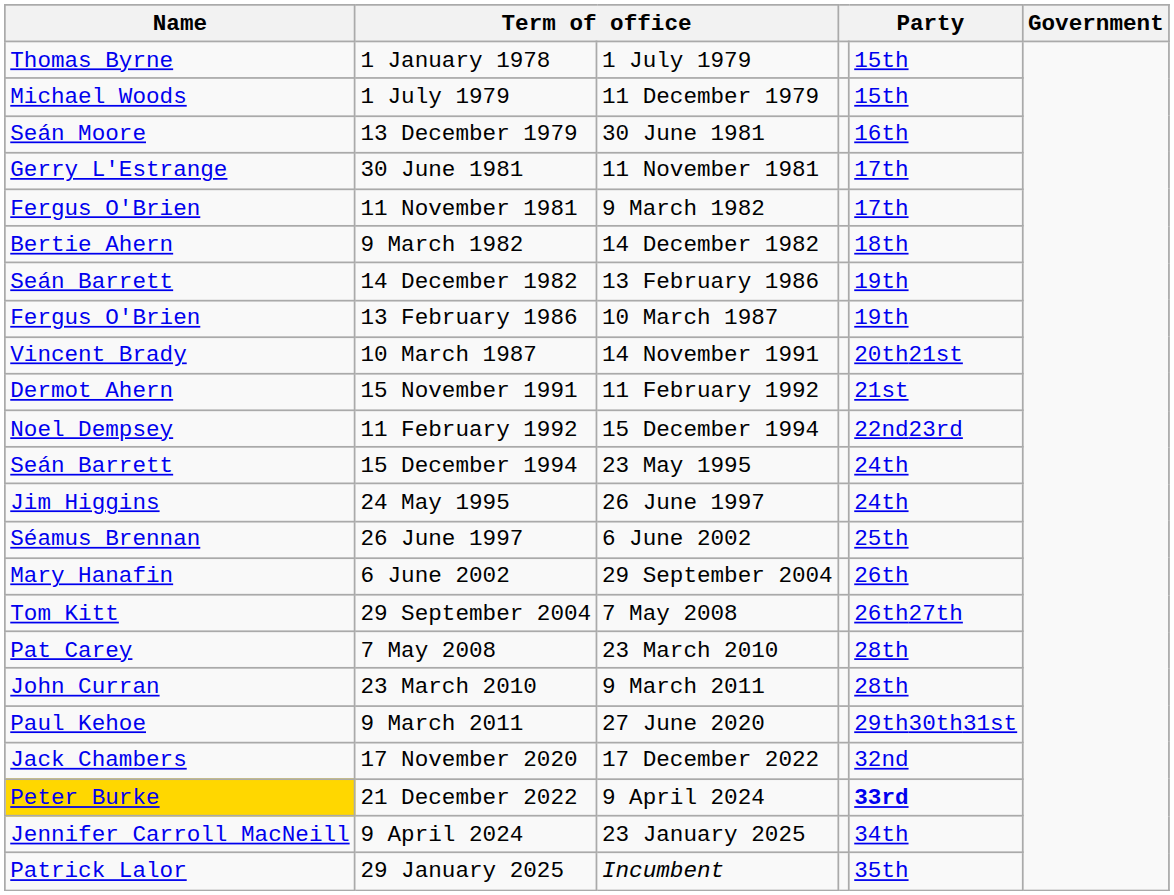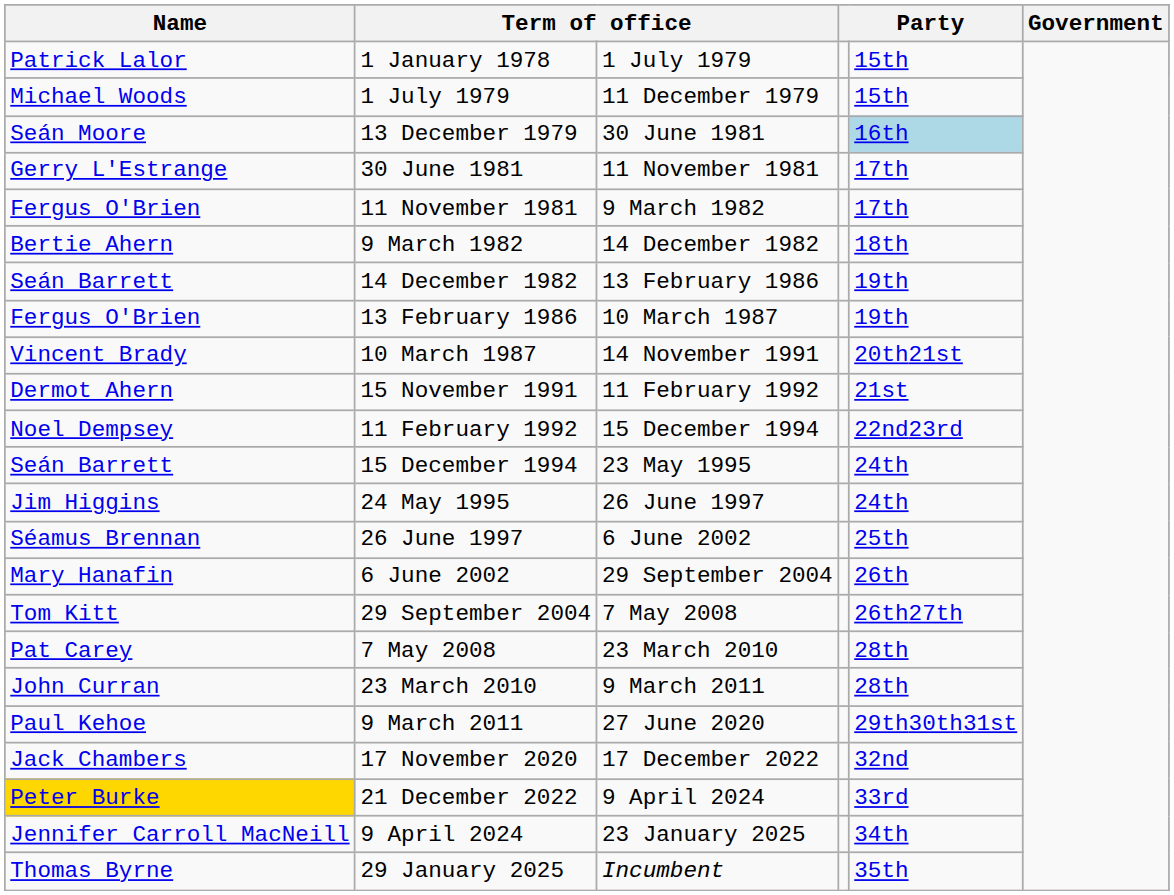(92, 60) Thomas Byrne -> (98, 60) Patrick Lalor
(881, 134) no background -> (881, 134) lightblue background
(881, 797) bold -> (881, 797) normal
(98, 871) Patrick Lalor -> (92, 871) Thomas Byrne
